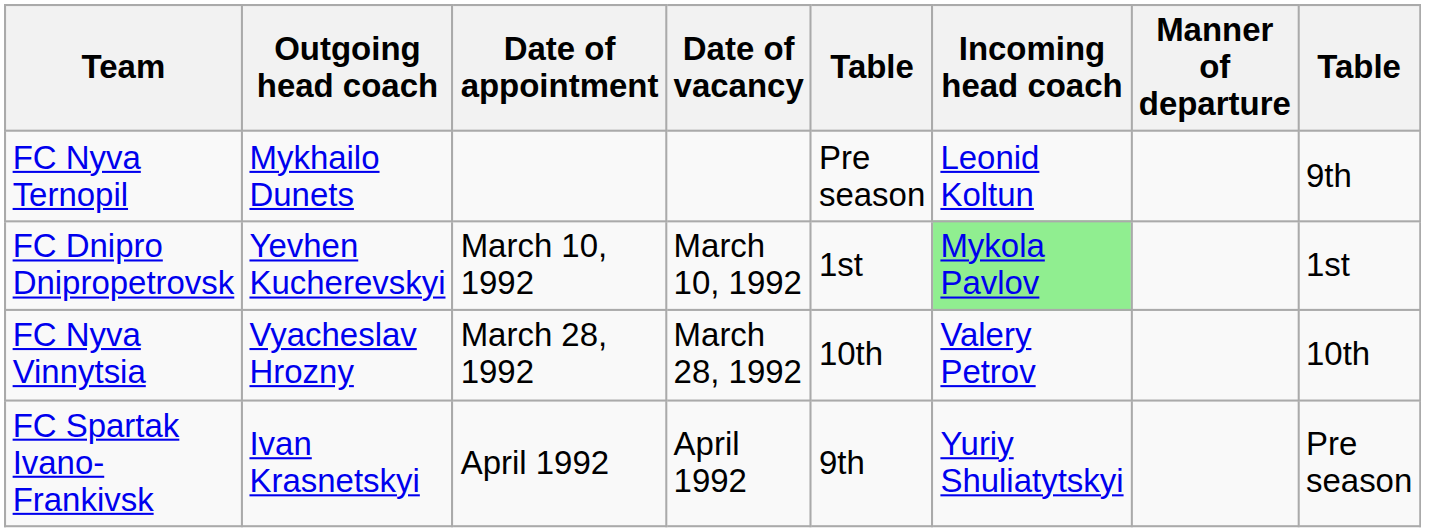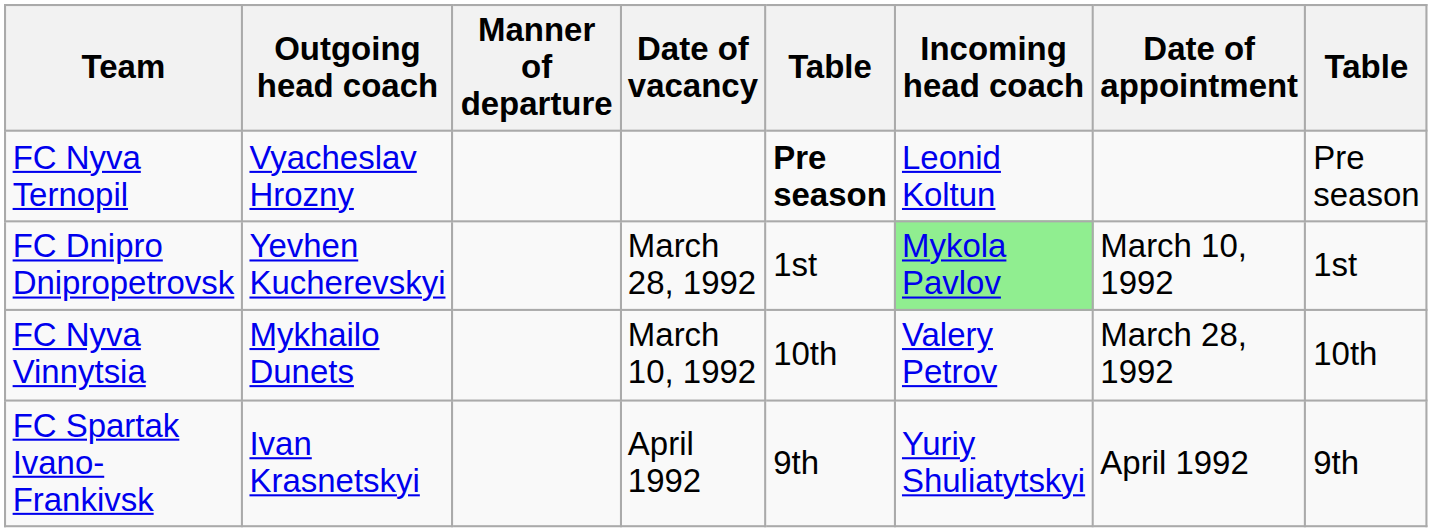columns swapped: (1215, 67) <-> (560, 67)
(314, 175) Mykhailo Dunets -> (333, 175) Vyacheslav Hrozny
(872, 175) normal -> (830, 175) bold
(1329, 175) 9th -> (1366, 175) Pre season
(738, 264) March 10, 1992 -> (692, 264) March 28, 1992
(333, 354) Vyacheslav Hrozny -> (314, 354) Mykhailo Dunets
(738, 354) March 28, 1992 -> (692, 354) March 10, 1992
(1359, 462) Pre season -> (1336, 462) 9th
